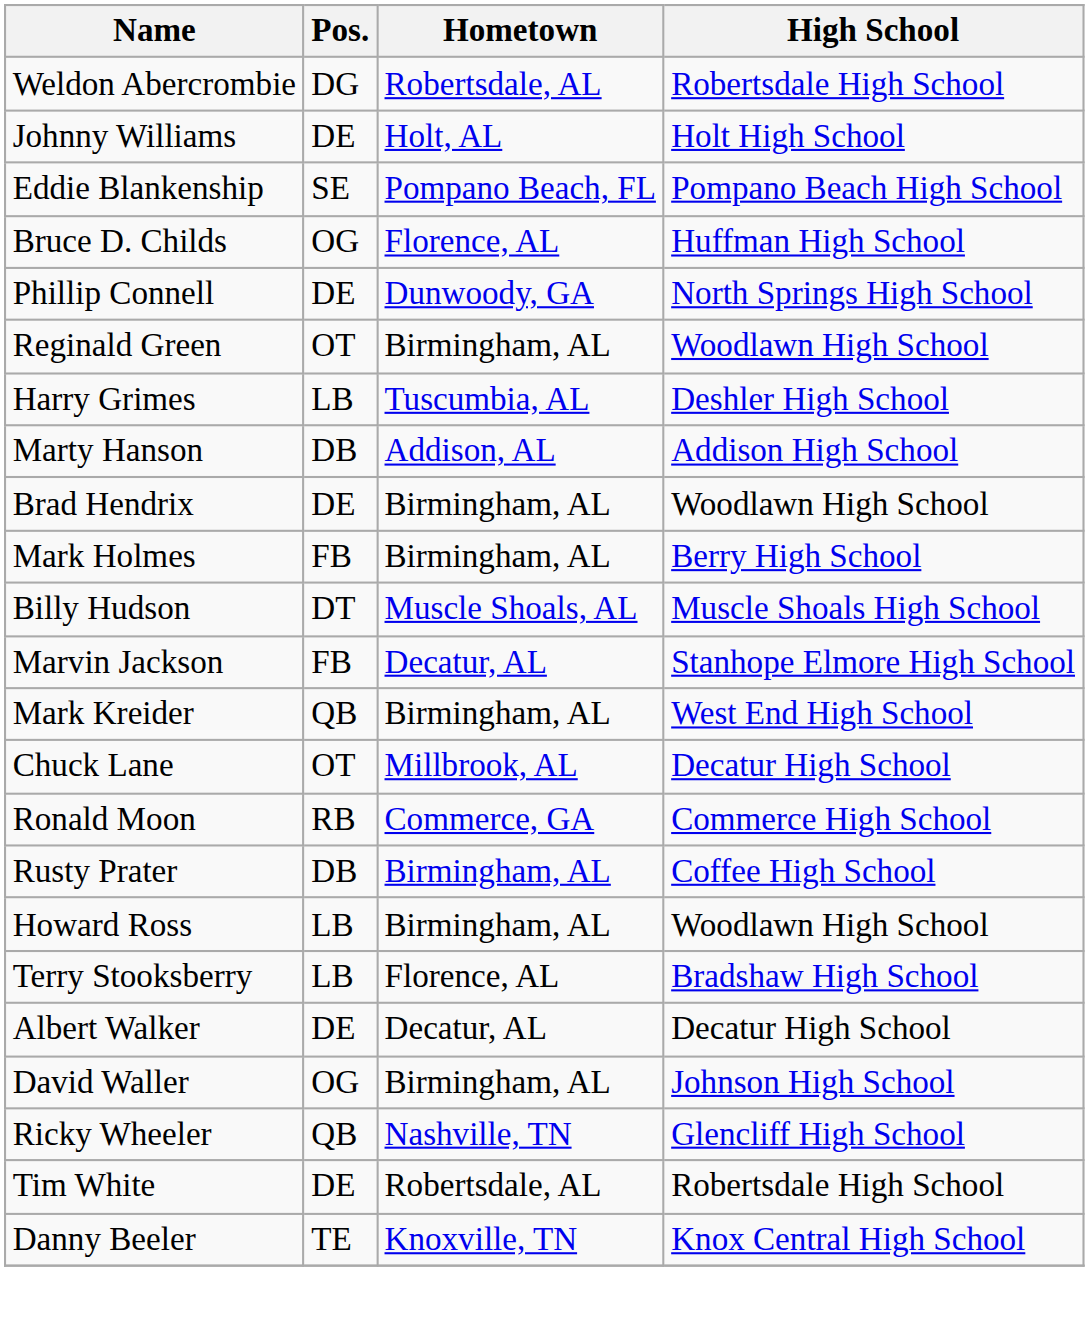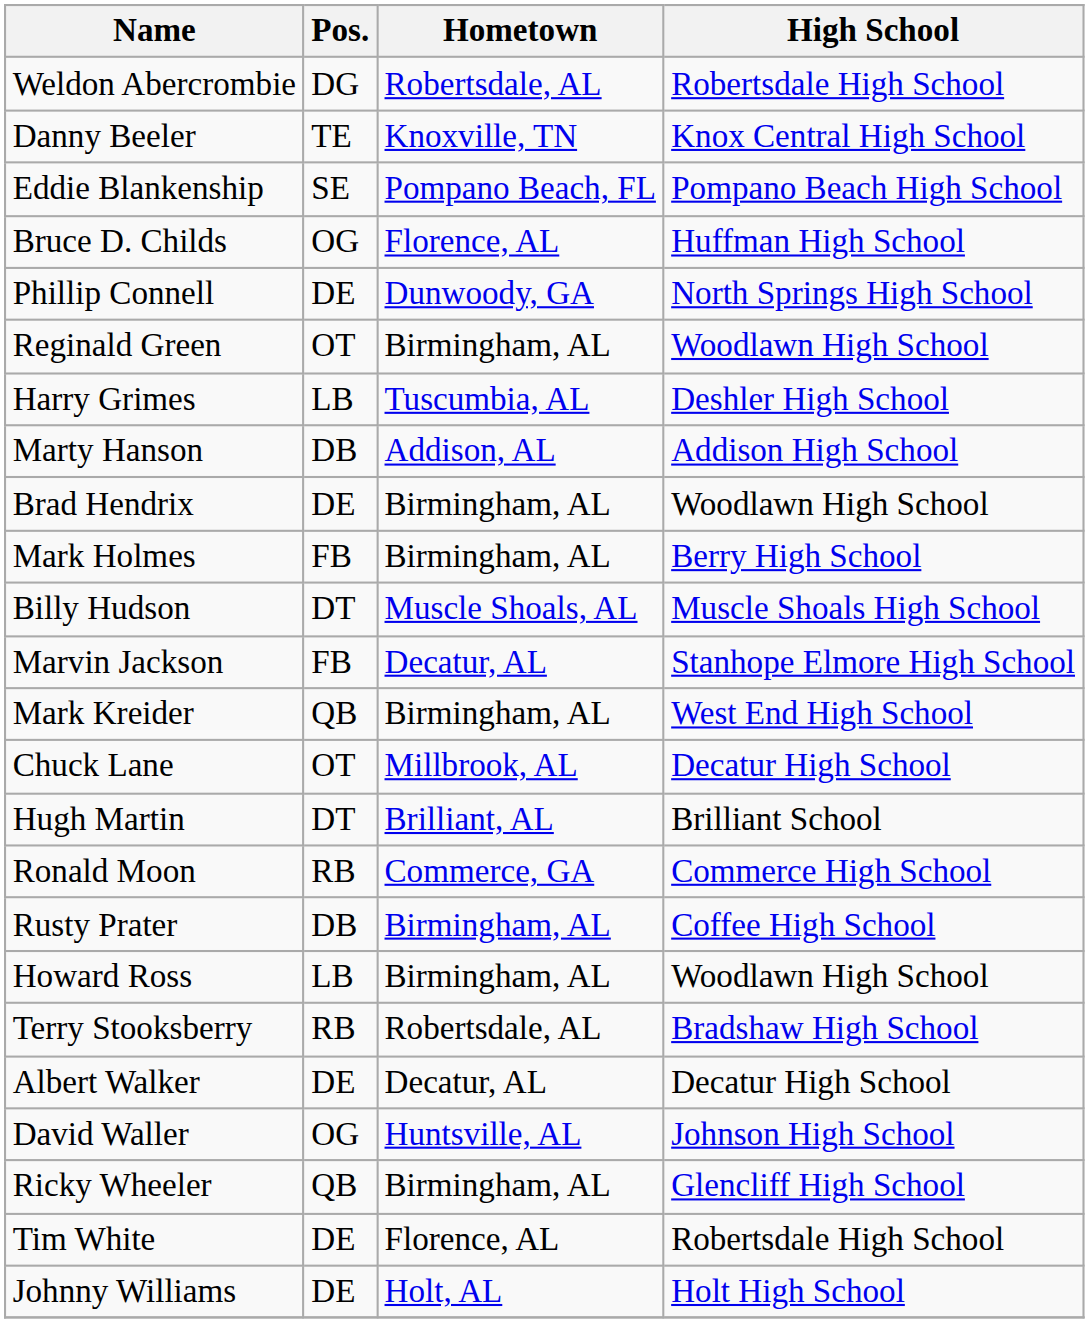rows swapped: (104, 1238) <-> (124, 135)
+ row: (99, 818)
(332, 976) LB -> (333, 1028) RB
(472, 976) Florence, AL -> (493, 1028) Robertsdale, AL
(498, 1081) Birmingham, AL -> (483, 1133) Huntsville, AL
(478, 1133) Nashville, TN -> (498, 1186) Birmingham, AL
(493, 1186) Robertsdale, AL -> (472, 1238) Florence, AL
